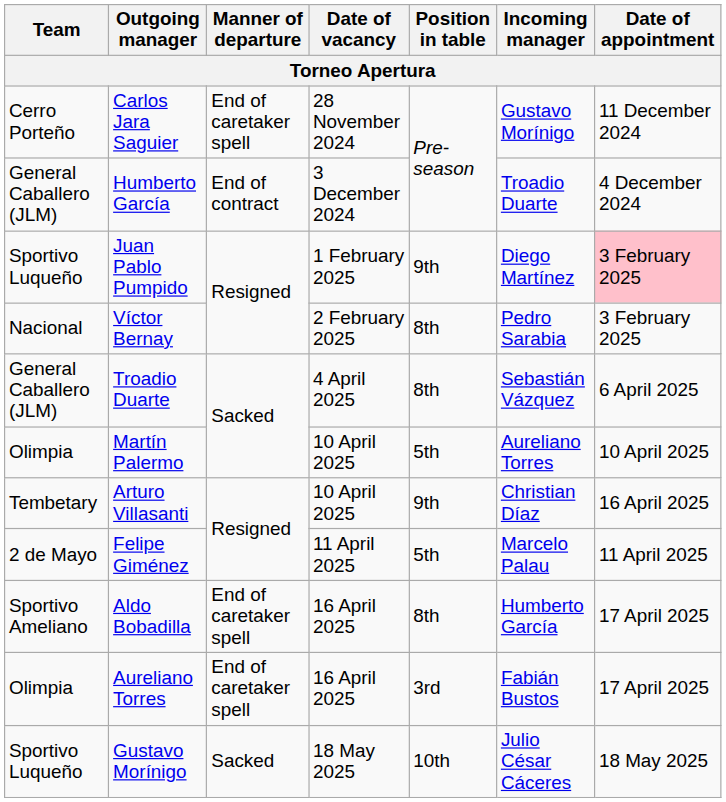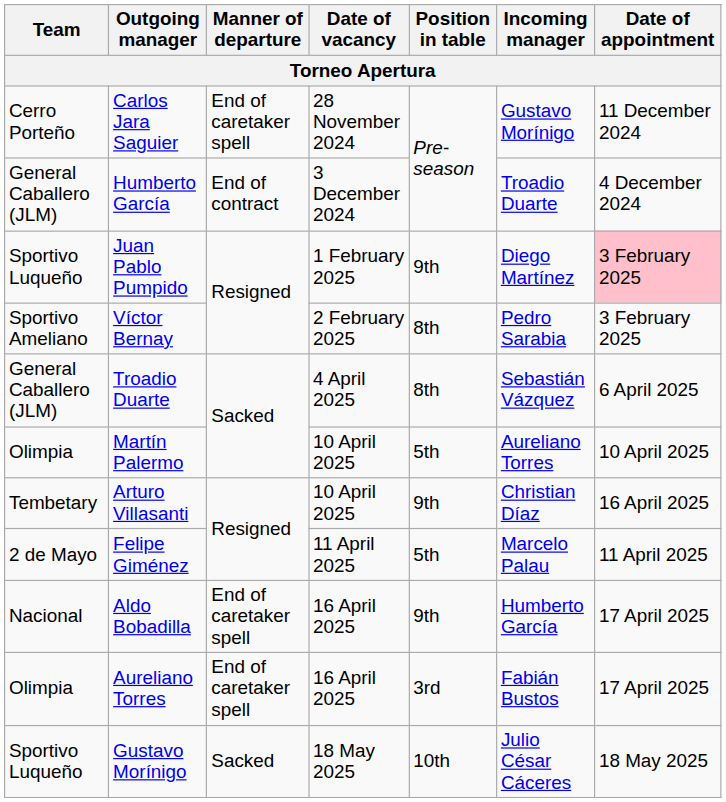(46, 328) Nacional -> (48, 328) Sportivo Ameliano
(48, 616) Sportivo Ameliano -> (46, 616) Nacional
(426, 616) 8th -> (426, 616) 9th
